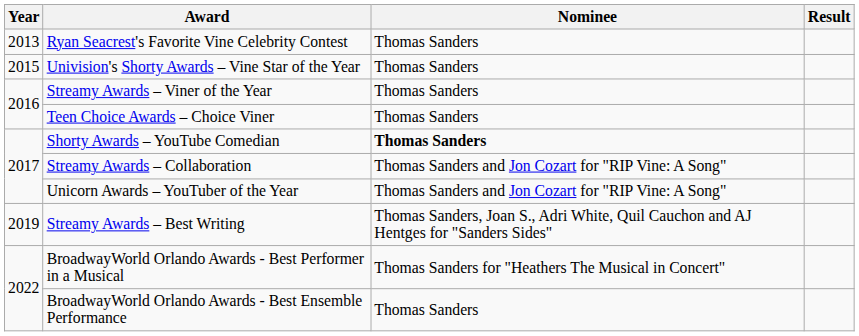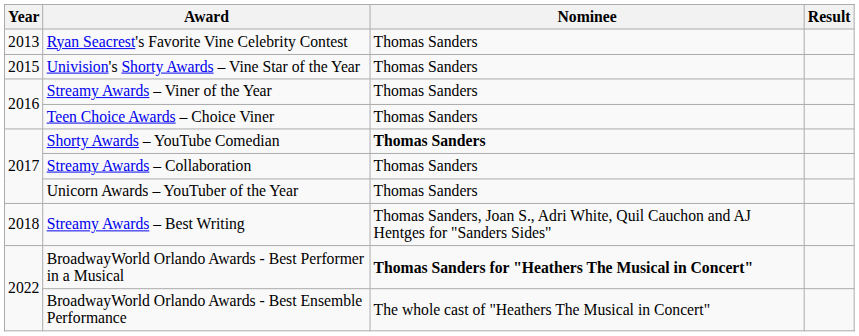(550, 166) Thomas Sanders and Jon Cozart for "RIP Vine: A Song" -> (426, 166) Thomas Sanders
(550, 191) Thomas Sanders and Jon Cozart for "RIP Vine: A Song" -> (426, 191) Thomas Sanders
(24, 224) 2019 -> (24, 224) 2018
(550, 267) normal -> (563, 267) bold
(426, 309) Thomas Sanders -> (542, 309) The whole cast of "Heathers The Musical in Concert"
